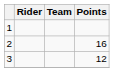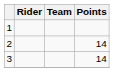(101, 43) 16 -> (101, 43) 14
(101, 59) 12 -> (101, 59) 14
